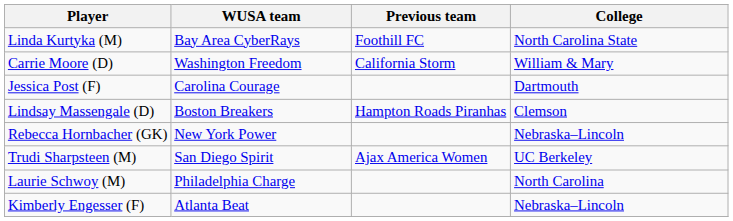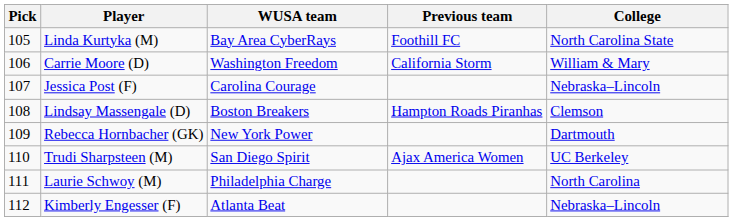+ column: (23, 16)
(546, 87) Dartmouth -> (605, 87) Nebraska–Lincoln
(569, 134) Nebraska–Lincoln -> (582, 134) Dartmouth
